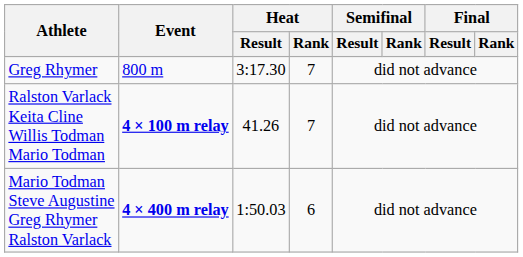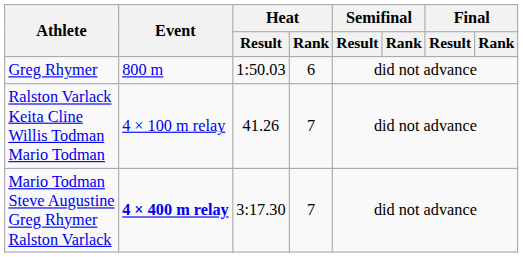(261, 70) 3:17.30 -> (261, 70) 1:50.03
(311, 70) 7 -> (311, 70) 6
(175, 126) bold -> (174, 126) normal
(261, 210) 1:50.03 -> (261, 210) 3:17.30
(311, 210) 6 -> (311, 210) 7
